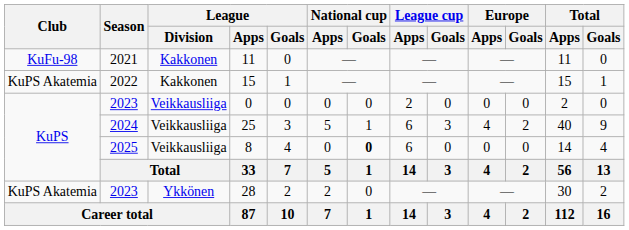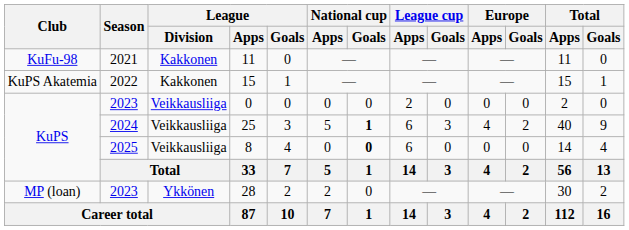(369, 125) normal -> (369, 125) bold
(52, 192) KuPS Akatemia -> (52, 192) MP (loan)
